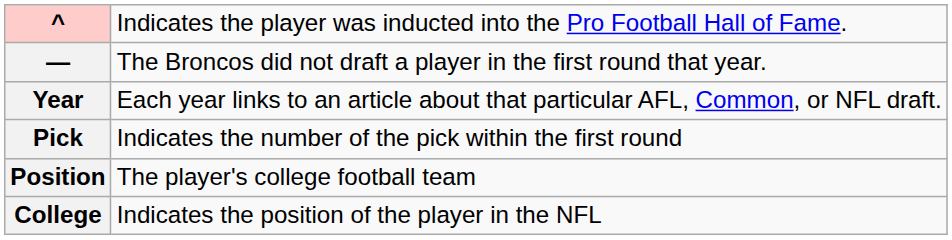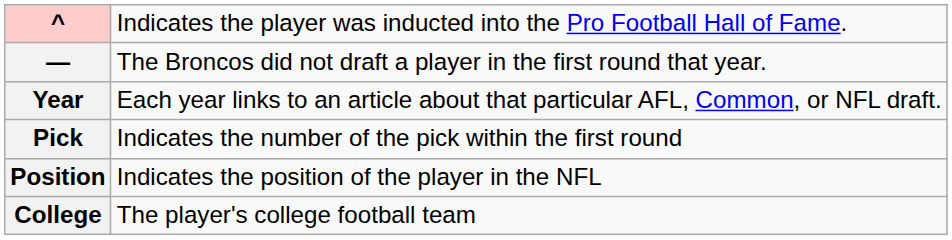(296, 176) The player's college football team -> (359, 176) Indicates the position of the player in the NFL
(359, 215) Indicates the position of the player in the NFL -> (296, 215) The player's college football team
